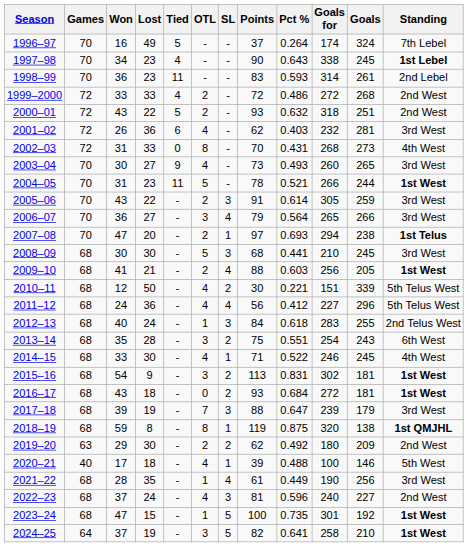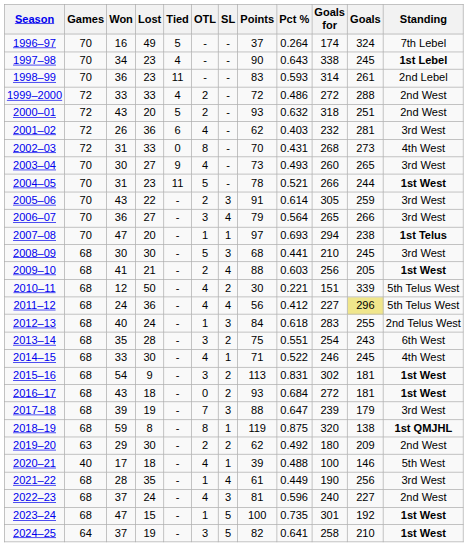(365, 95) 268 -> (365, 95) 288
(150, 113) 22 -> (150, 113) 20
(205, 235) 2 -> (205, 235) 1
(365, 305) no background -> (365, 305) khaki background
